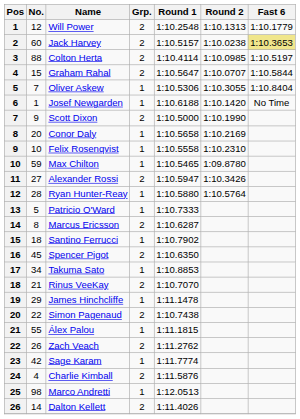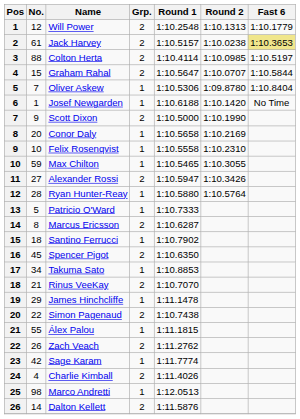(36, 42) 60 -> (36, 42) 61
(225, 88) 1:10.3055 -> (225, 88) 1:09.8780
(225, 164) 1:09.8780 -> (225, 164) 1:10.3055
(178, 376) 1:11.5876 -> (178, 376) 1:11.4026
(178, 406) 1:11.4026 -> (178, 406) 1:11.5876
